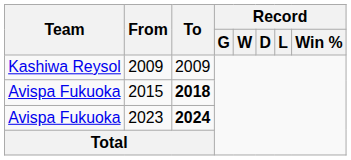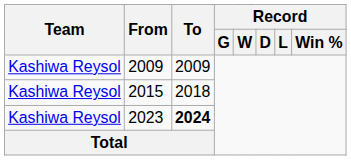(64, 92) Avispa Fukuoka -> (64, 92) Kashiwa Reysol
(193, 92) bold -> (193, 92) normal
(64, 117) Avispa Fukuoka -> (64, 117) Kashiwa Reysol
